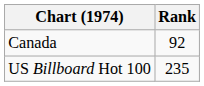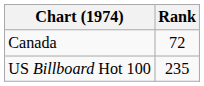(177, 42) 92 -> (177, 42) 72
